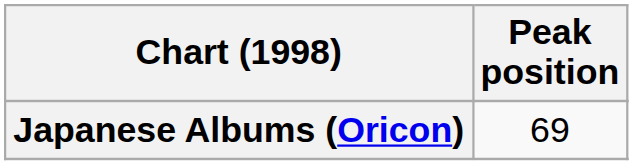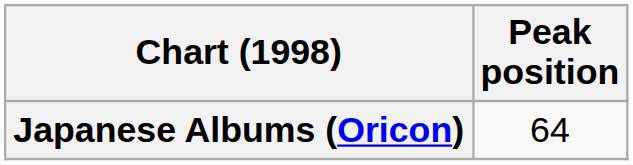(550, 129) 69 -> (550, 129) 64
